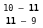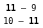rows swapped: (21, 21) <-> (21, 8)
